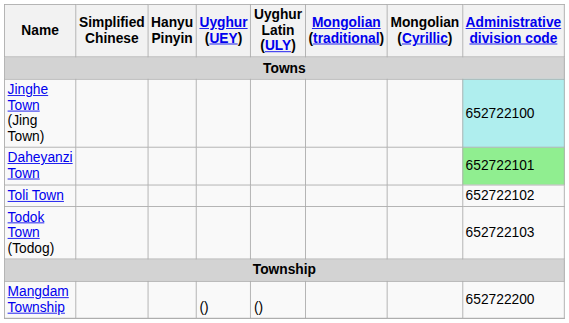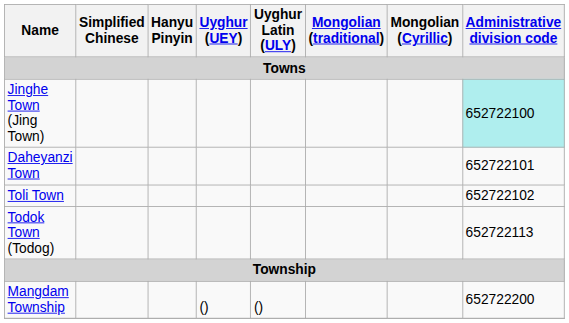(500, 166) lightgreen background -> (500, 166) no background
(500, 232) 652722103 -> (500, 232) 652722113
